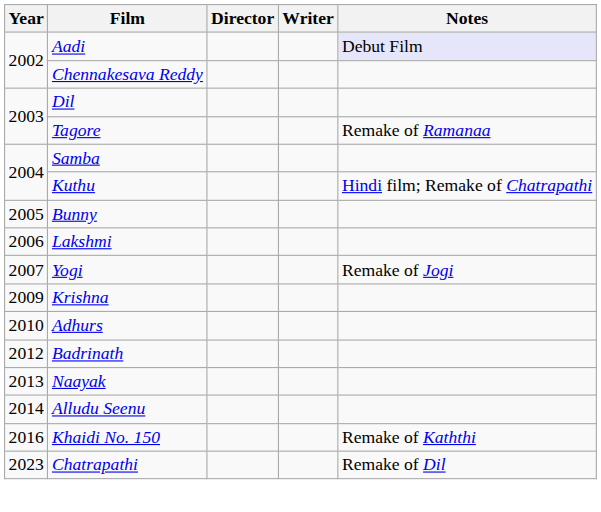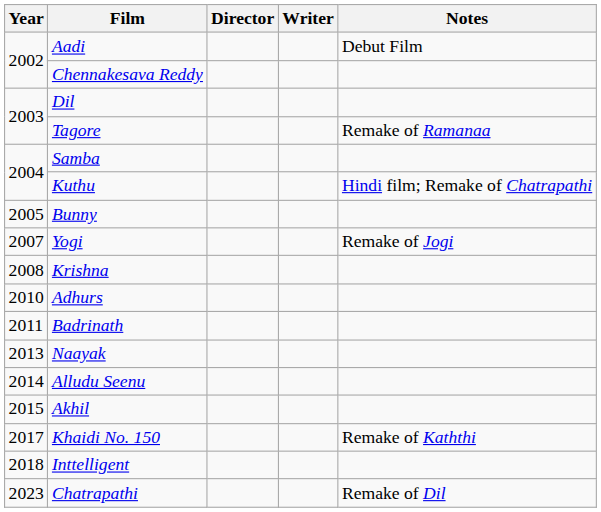(382, 46) lavender background -> (382, 46) no background
- row: (82, 241)
(26, 297) 2009 -> (26, 269) 2008
(26, 353) 2012 -> (26, 325) 2011
+ row: (70, 409)
(26, 437) 2016 -> (26, 437) 2017
+ row: (91, 465)
